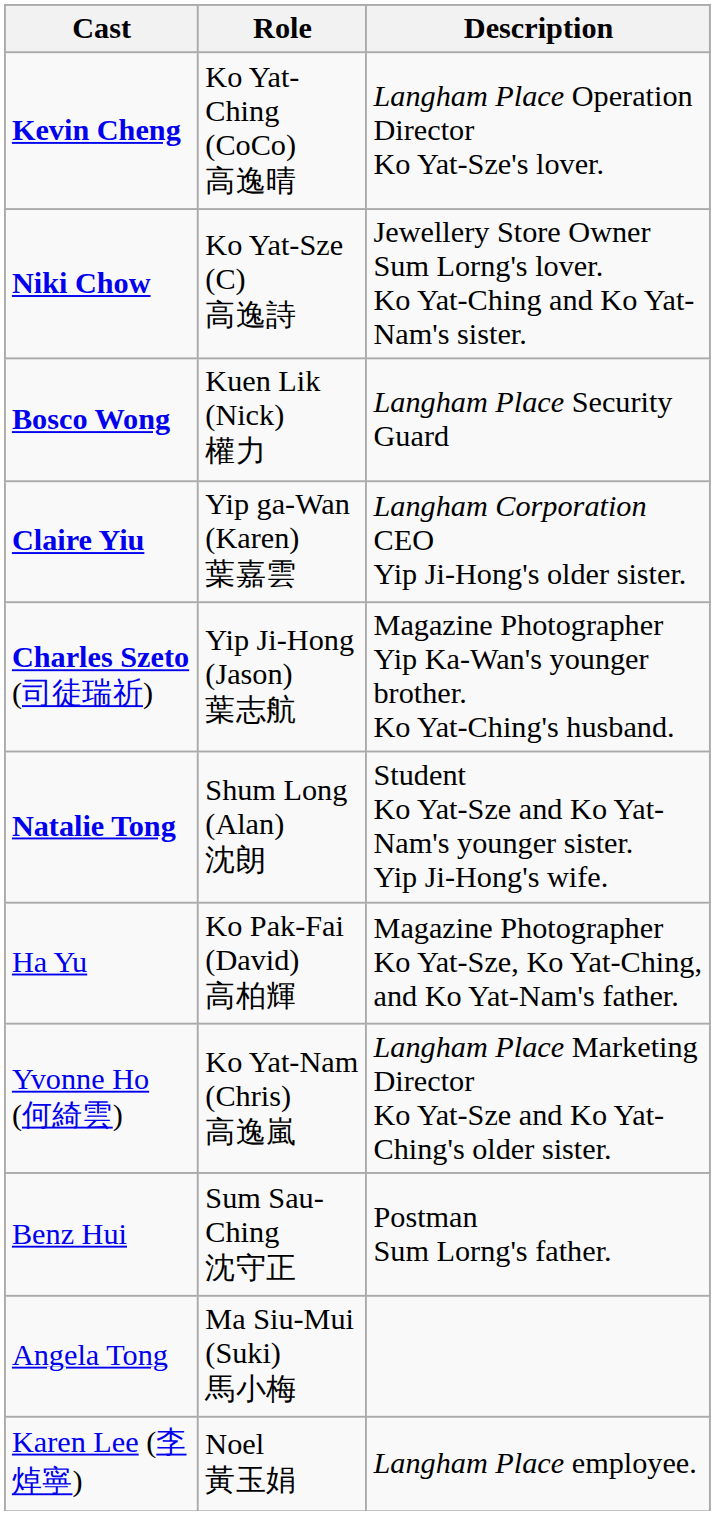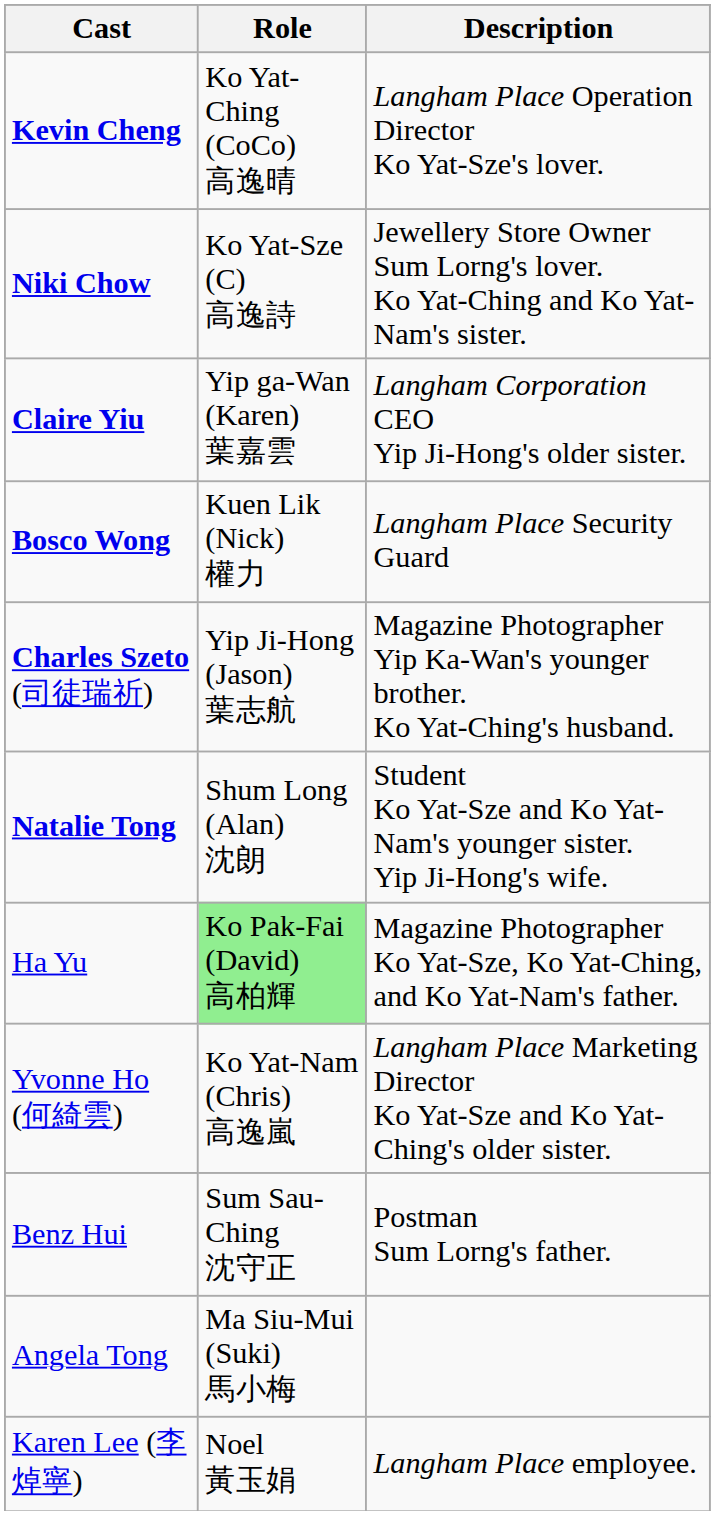rows swapped: (91, 419) <-> (78, 540)
(275, 960) no background -> (275, 960) lightgreen background
